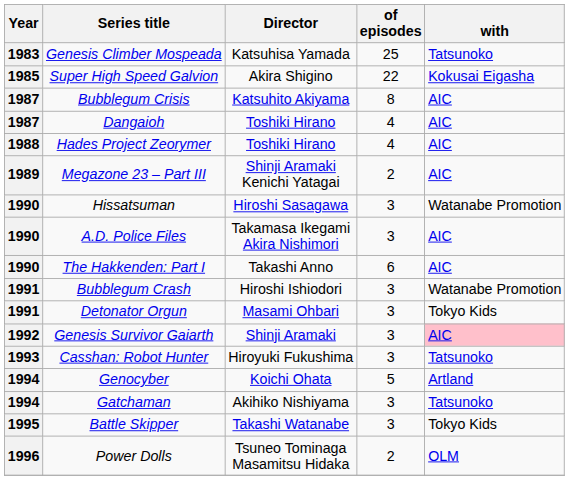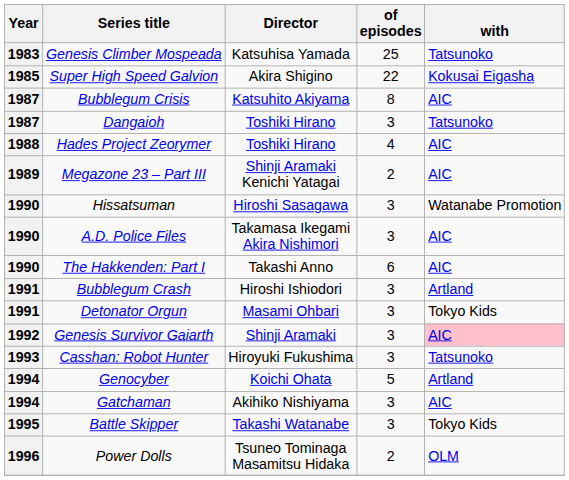(391, 122) 4 -> (391, 122) 3
(440, 122) AIC -> (461, 122) Tatsunoko
(495, 289) Watanabe Promotion -> (451, 289) Artland
(461, 402) Tatsunoko -> (440, 402) AIC
